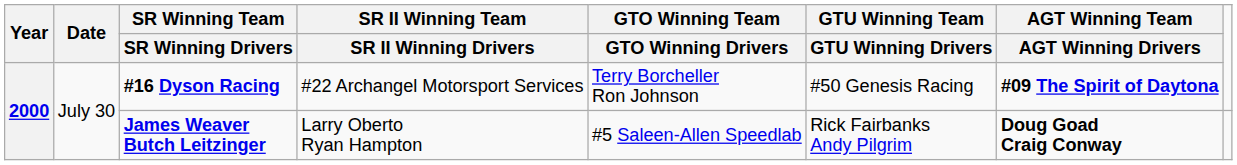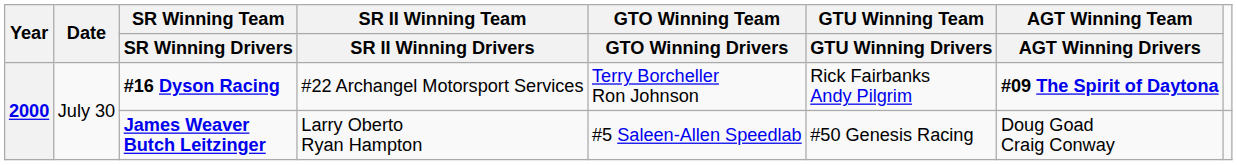(892, 87) #50 Genesis Racing -> (870, 87) Rick Fairbanks Andy Pilgrim
(870, 136) Rick Fairbanks Andy Pilgrim -> (892, 136) #50 Genesis Racing
(1061, 136) bold -> (1058, 136) normal
